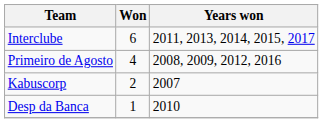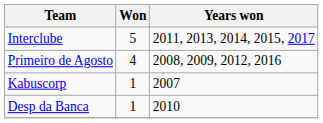(133, 38) 6 -> (133, 38) 5
(133, 84) 2 -> (133, 84) 1
